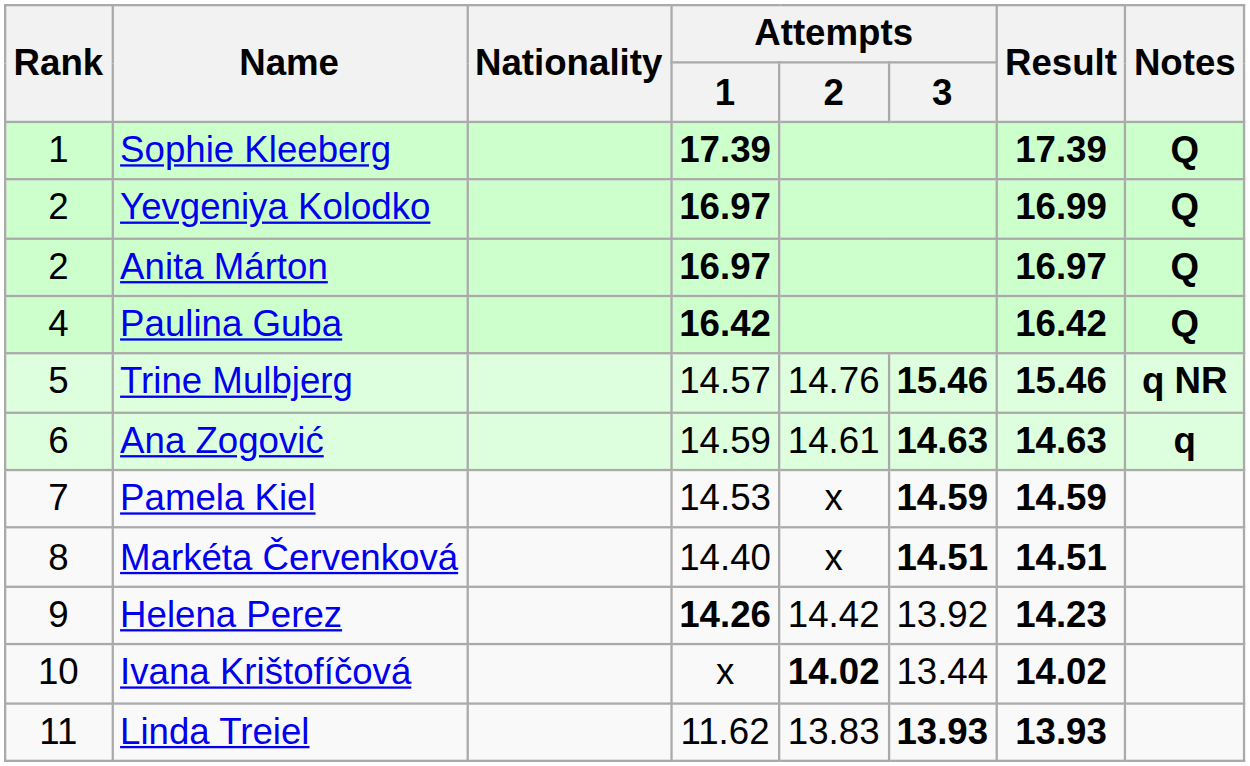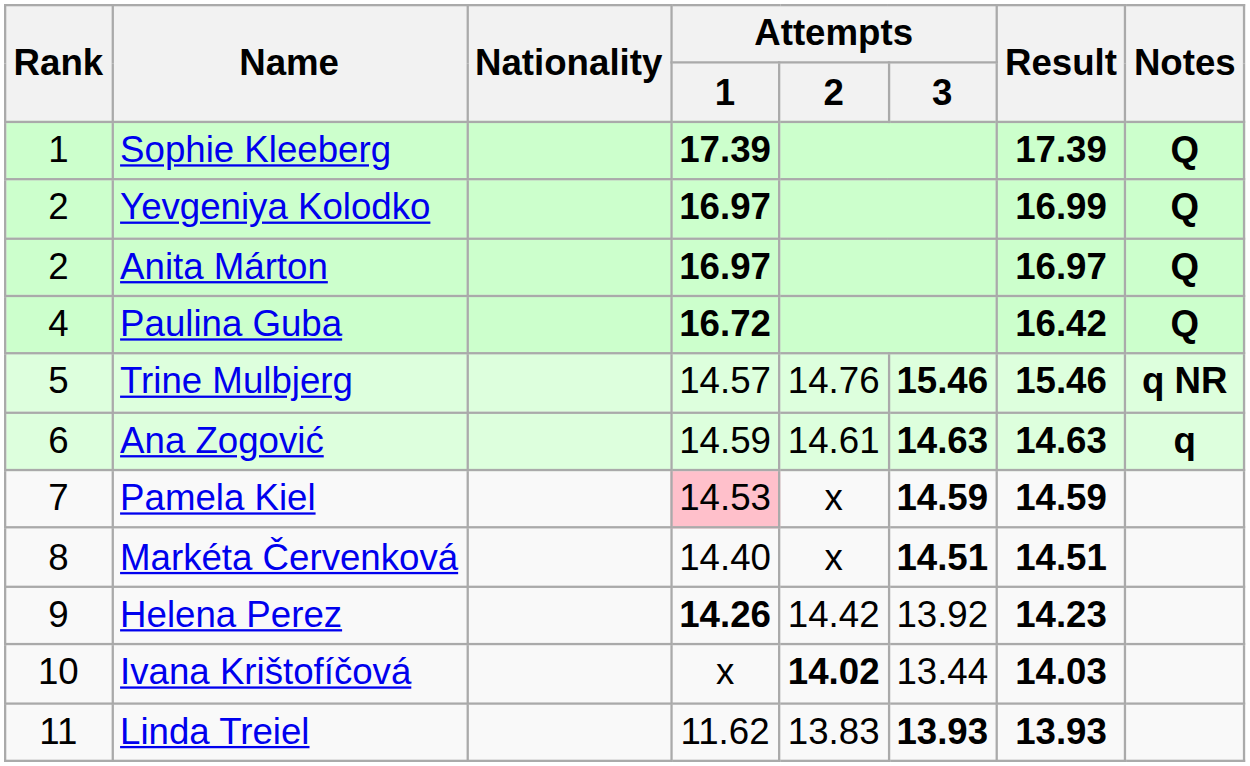(725, 324) 16.42 -> (725, 324) 16.72
(725, 498) no background -> (725, 498) pink background
(1061, 672) 14.02 -> (1061, 672) 14.03
